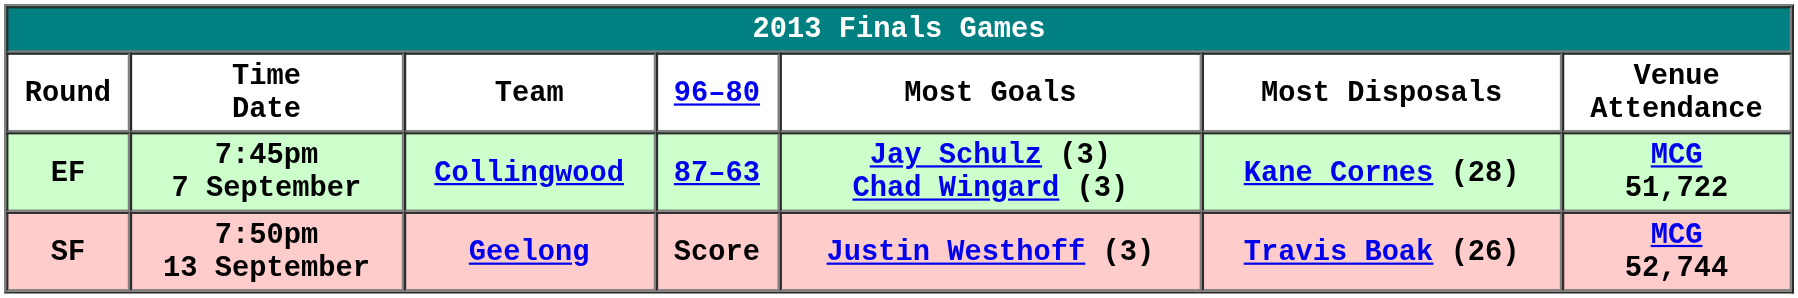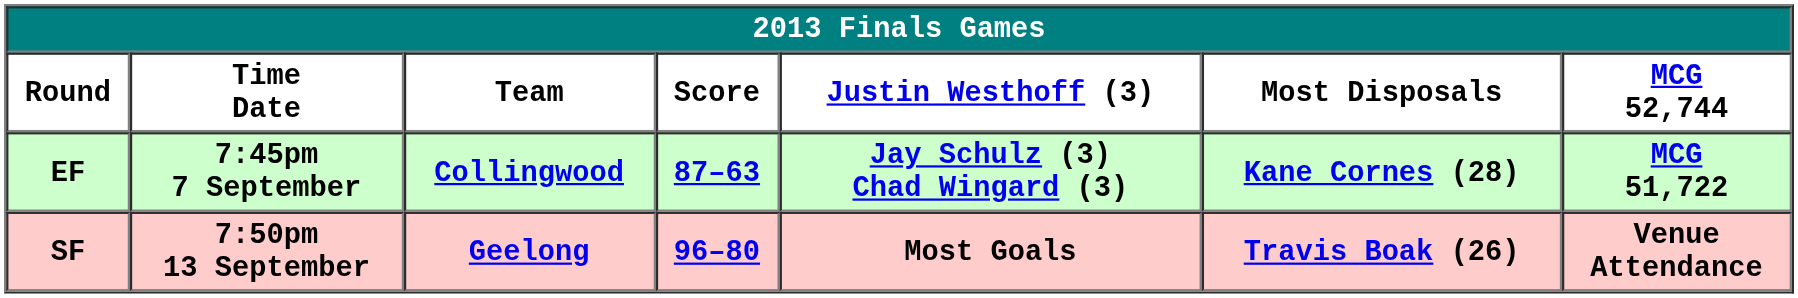(717, 92) 96–80 -> (717, 92) Score
(990, 92) Most Goals -> (990, 92) Justin Westhoff (3)
(1677, 92) Venue Attendance -> (1677, 92) MCG 52,744
(717, 252) Score -> (717, 252) 96–80
(990, 252) Justin Westhoff (3) -> (990, 252) Most Goals
(1677, 252) MCG 52,744 -> (1677, 252) Venue Attendance
